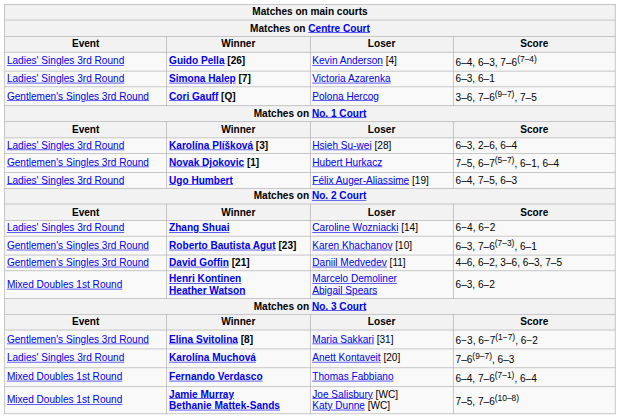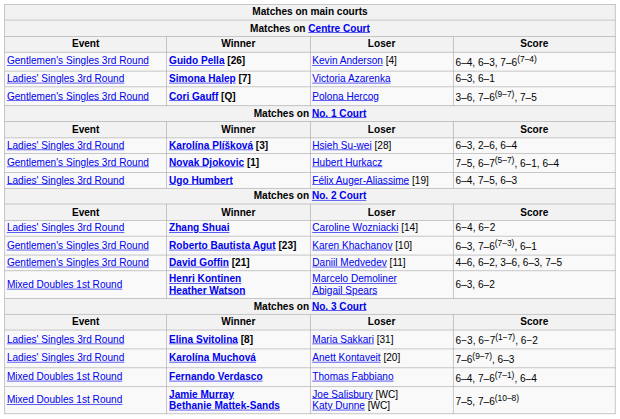(66, 61) Ladies' Singles 3rd Round -> (78, 61) Gentlemen's Singles 3rd Round
(78, 339) Gentlemen's Singles 3rd Round -> (66, 339) Ladies' Singles 3rd Round
